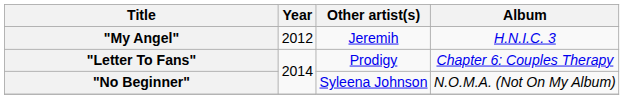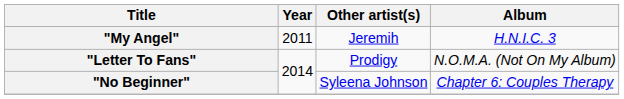(297, 37) 2012 -> (297, 37) 2011
(525, 60) Chapter 6: Couples Therapy -> (525, 60) N.O.M.A. (Not On My Album)
(525, 82) N.O.M.A. (Not On My Album) -> (525, 82) Chapter 6: Couples Therapy
